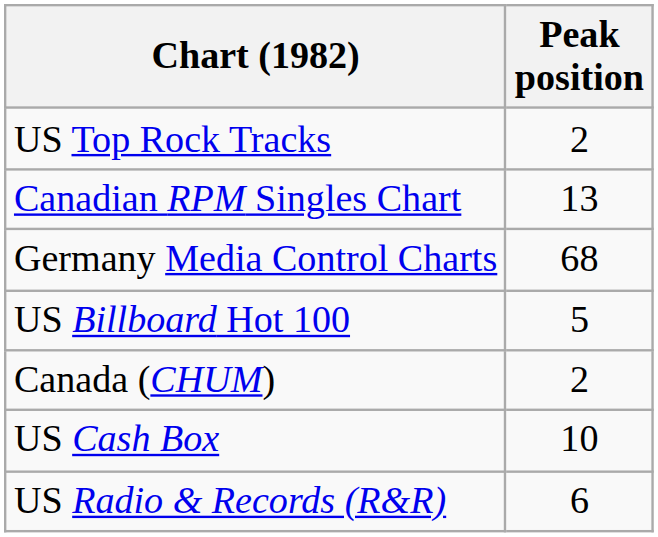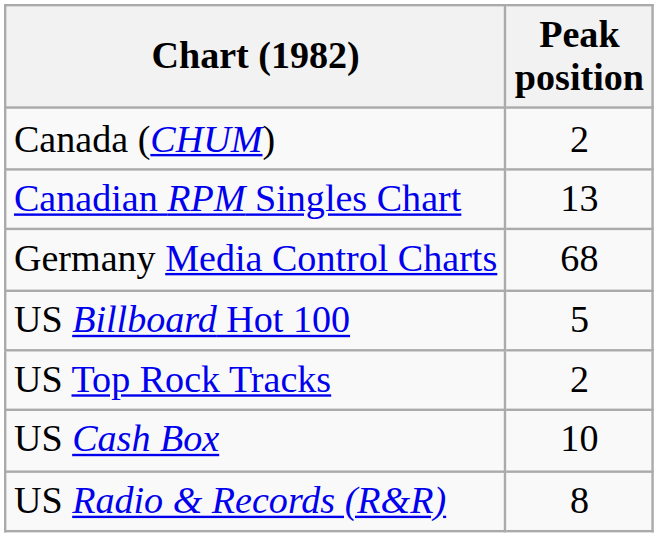rows swapped: (145, 379) <-> (173, 137)
(579, 500) 6 -> (579, 500) 8
